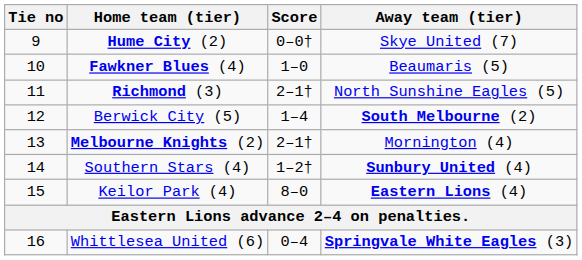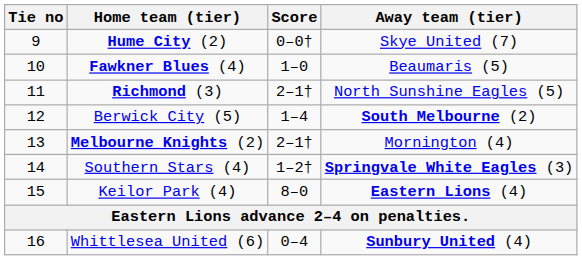(449, 167) Sunbury United (4) -> (449, 167) Springvale White Eagles (3)
(449, 242) Springvale White Eagles (3) -> (449, 242) Sunbury United (4)
